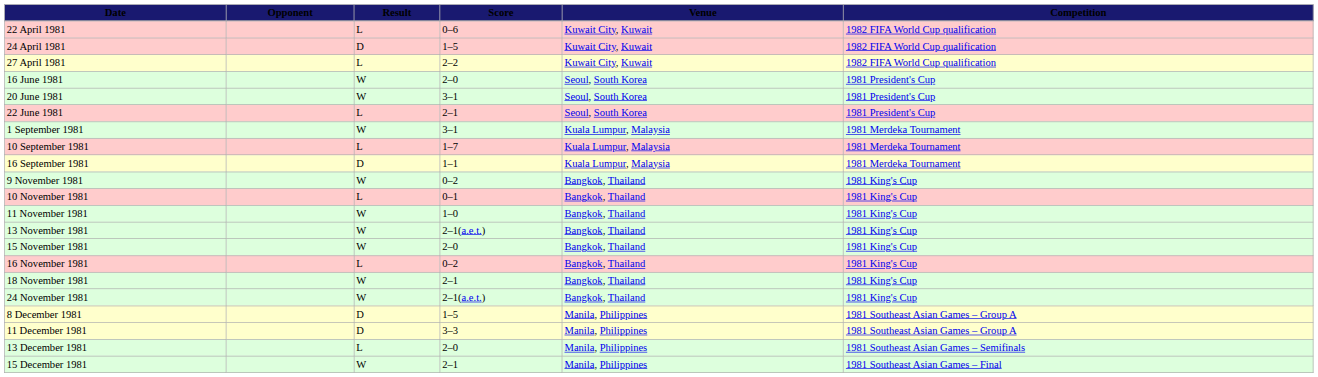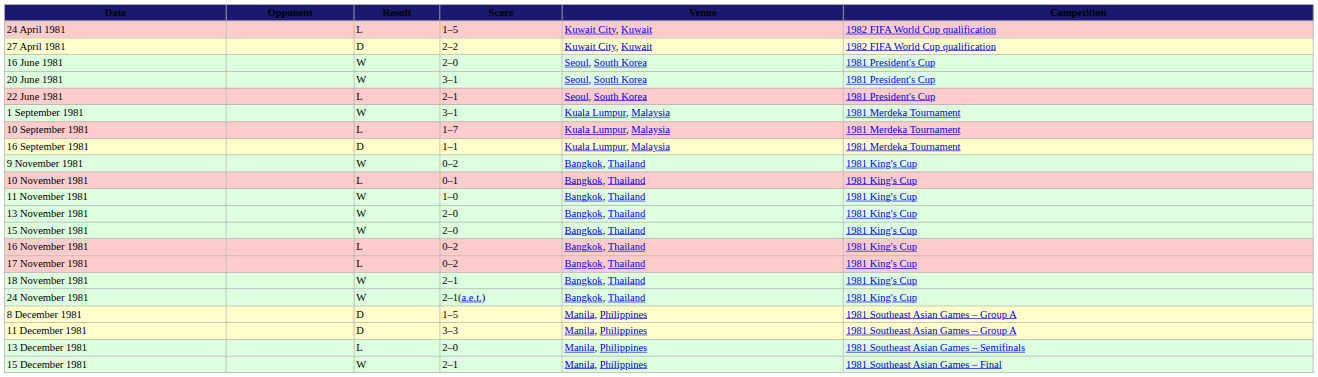- row: (36, 29)
(360, 46) D -> (360, 29) L
(360, 63) L -> (360, 46) D
(464, 230) 2–1(a.e.t.) -> (450, 213) 2–0
+ row: (48, 264)
